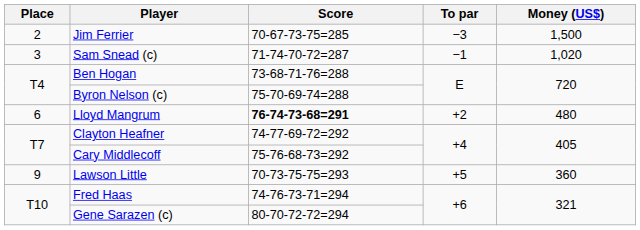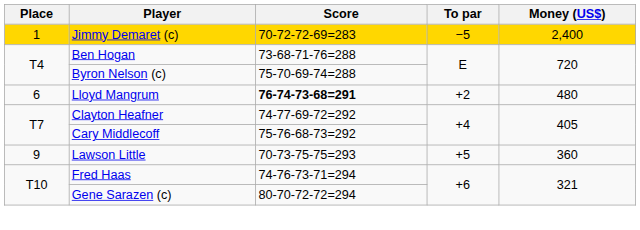+ row: (125, 34)
- row: (103, 34)
- row: (115, 54)
